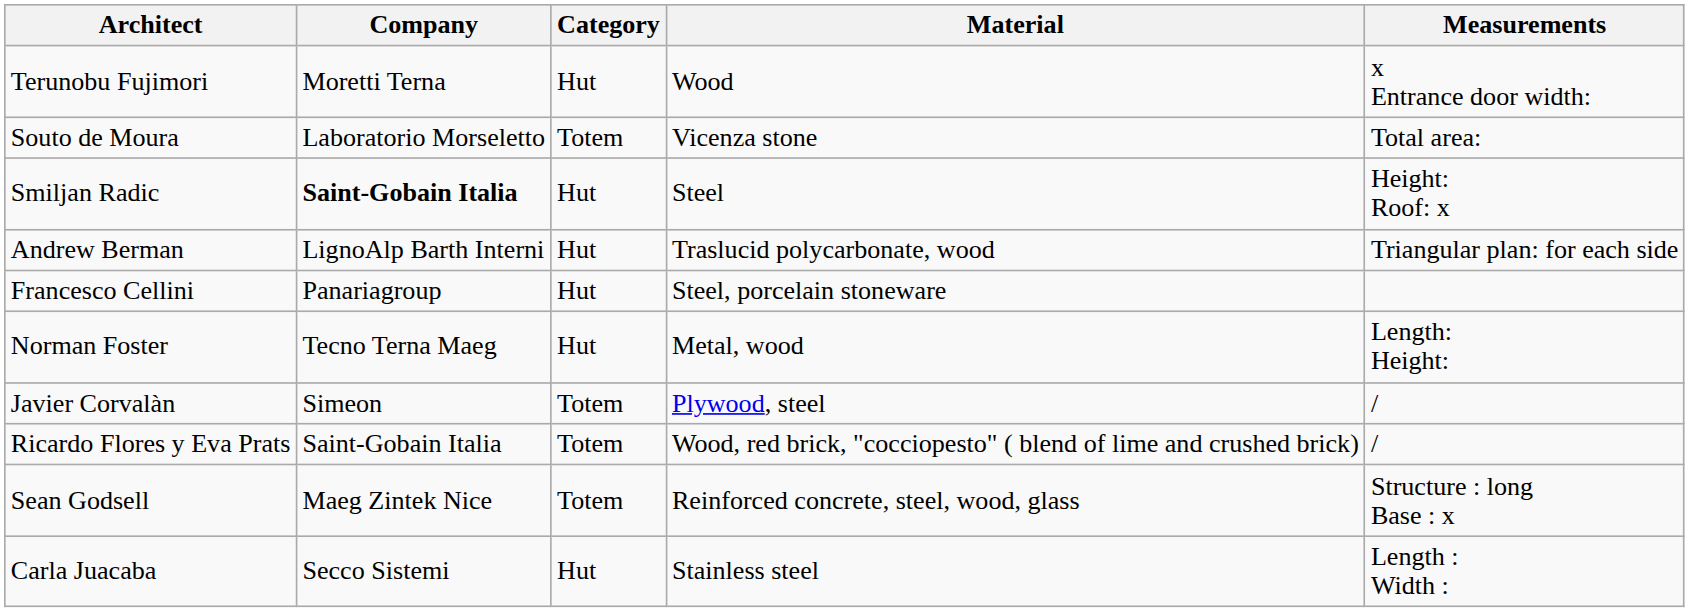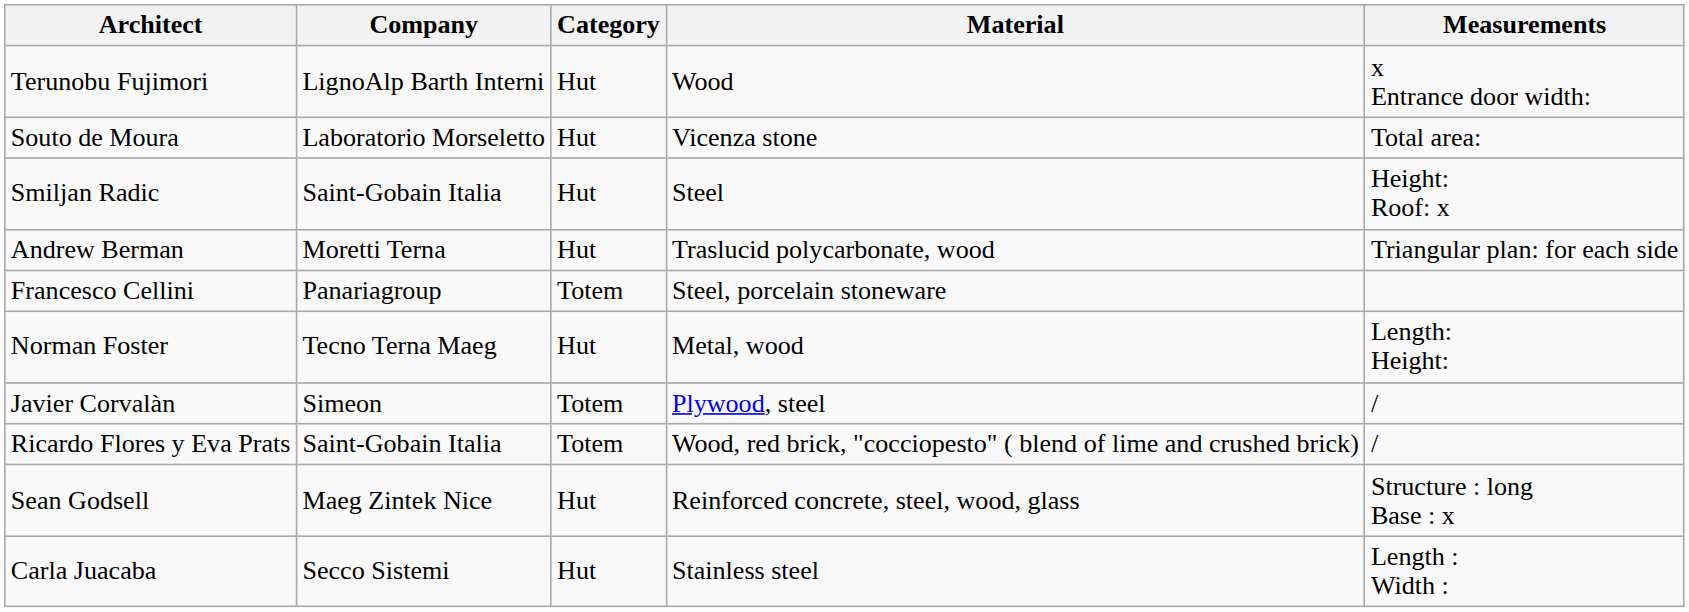(374, 81) Moretti Terna -> (423, 81) LignoAlp Barth Interni
(590, 137) Totem -> (577, 137) Hut
(410, 193) bold -> (402, 193) normal
(423, 249) LignoAlp Barth Interni -> (374, 249) Moretti Terna
(577, 290) Hut -> (590, 290) Totem
(590, 500) Totem -> (577, 500) Hut
